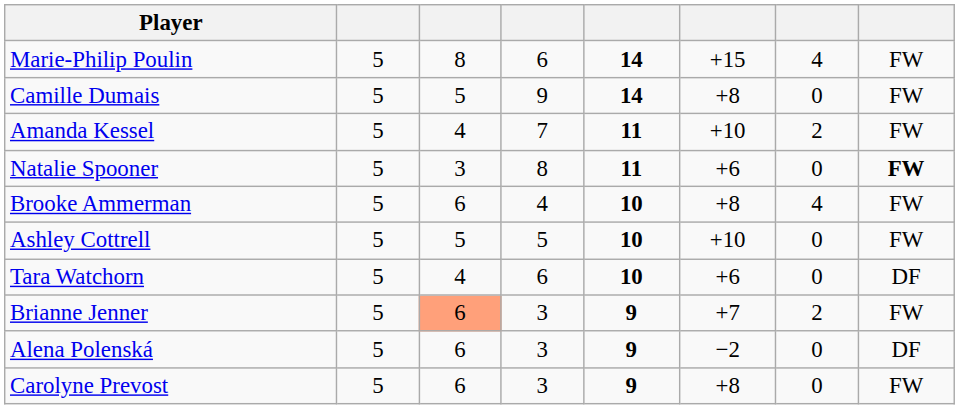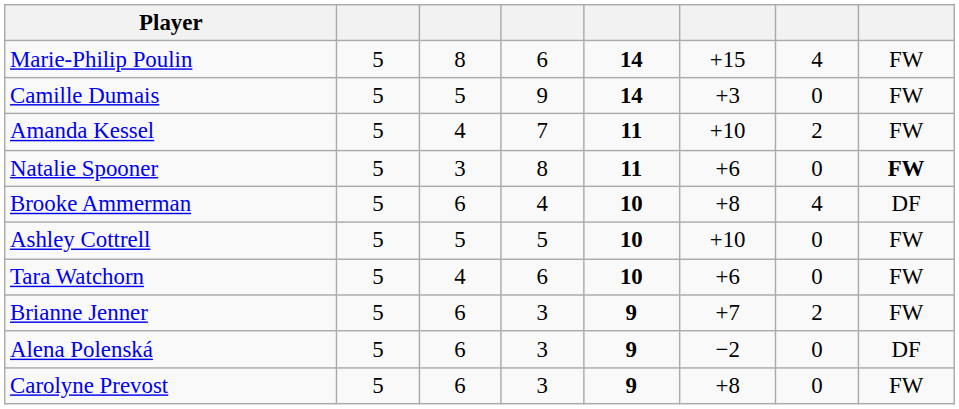(728, 95) +8 -> (728, 95) +3
(906, 204) FW -> (906, 204) DF
(906, 276) DF -> (906, 276) FW
(460, 312) lightsalmon background -> (460, 312) no background
